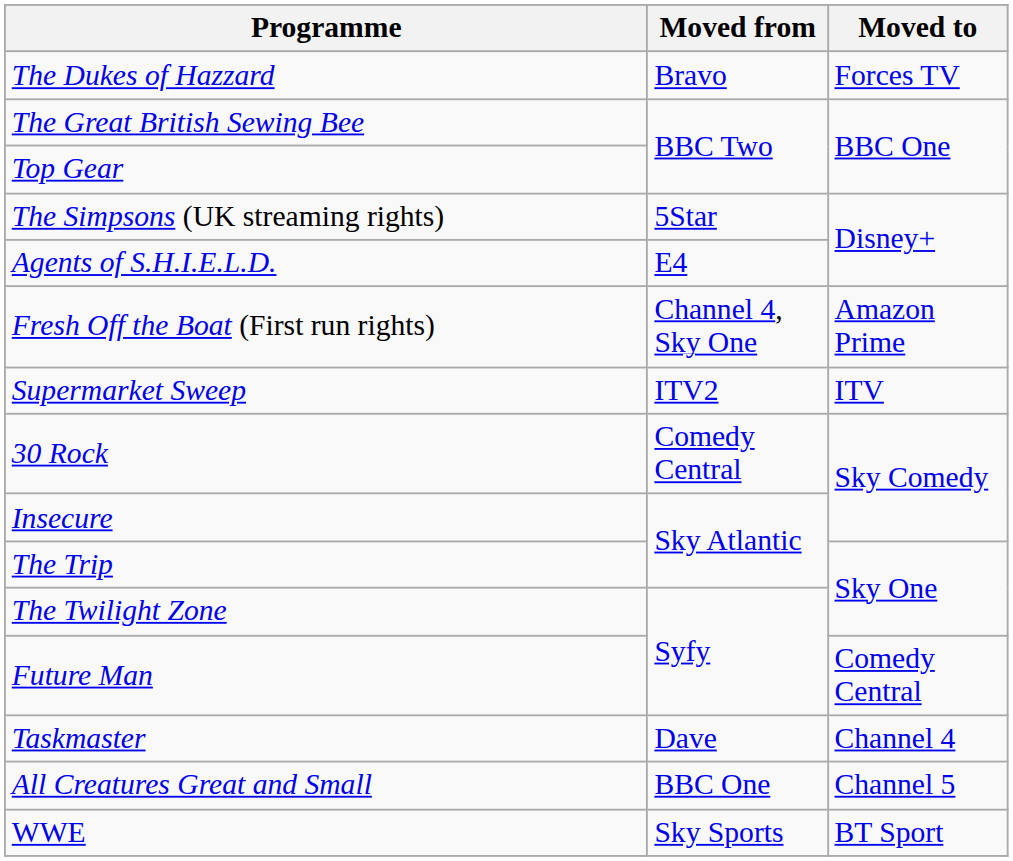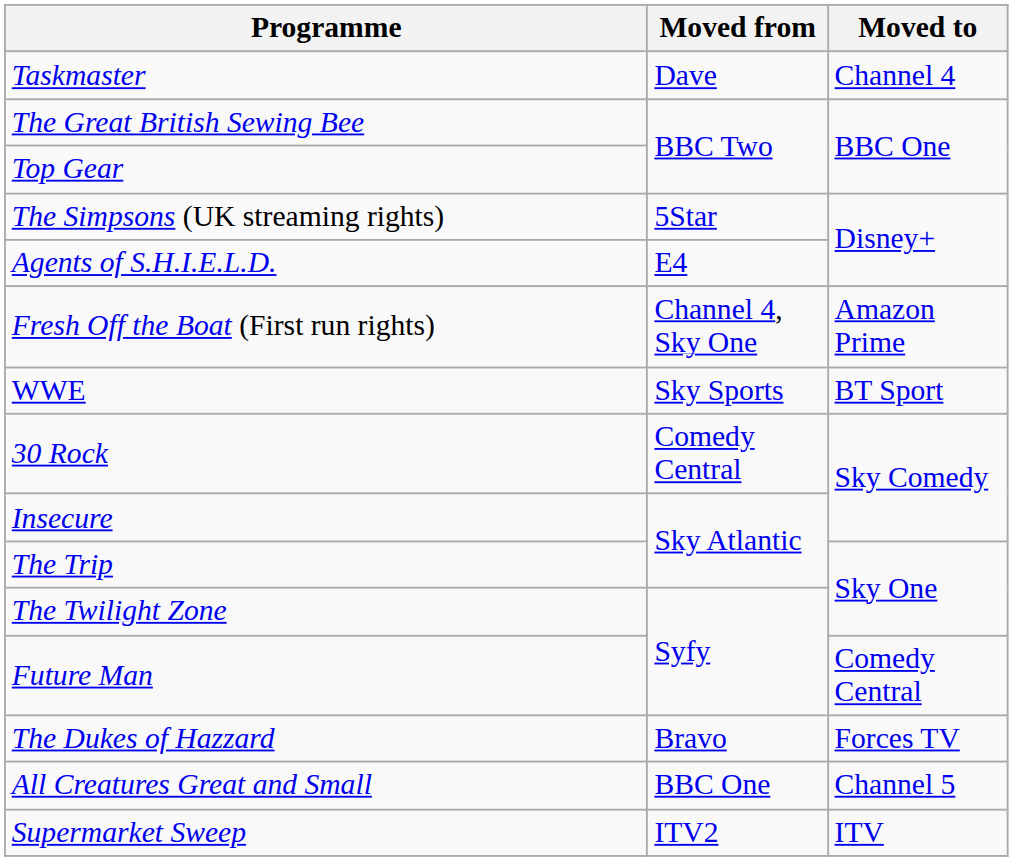rows swapped: (79, 738) <-> (143, 74)
rows swapped: (49, 832) <-> (129, 389)
